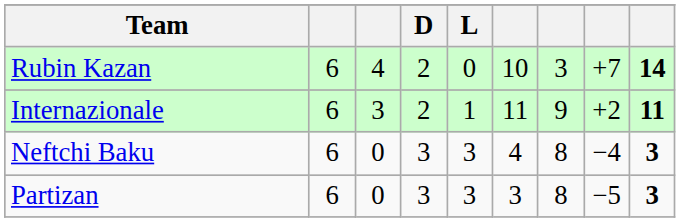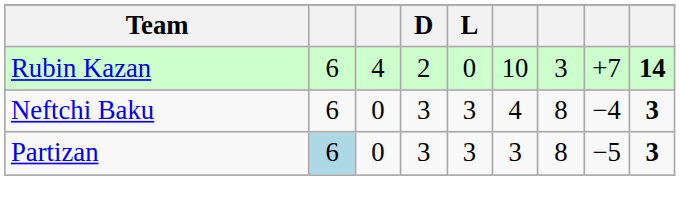- row: (87, 110)
(332, 195) no background -> (332, 152) lightblue background
